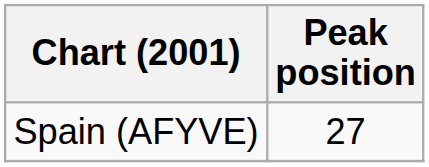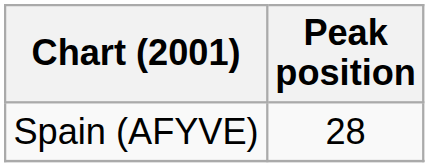(346, 131) 27 -> (346, 131) 28
